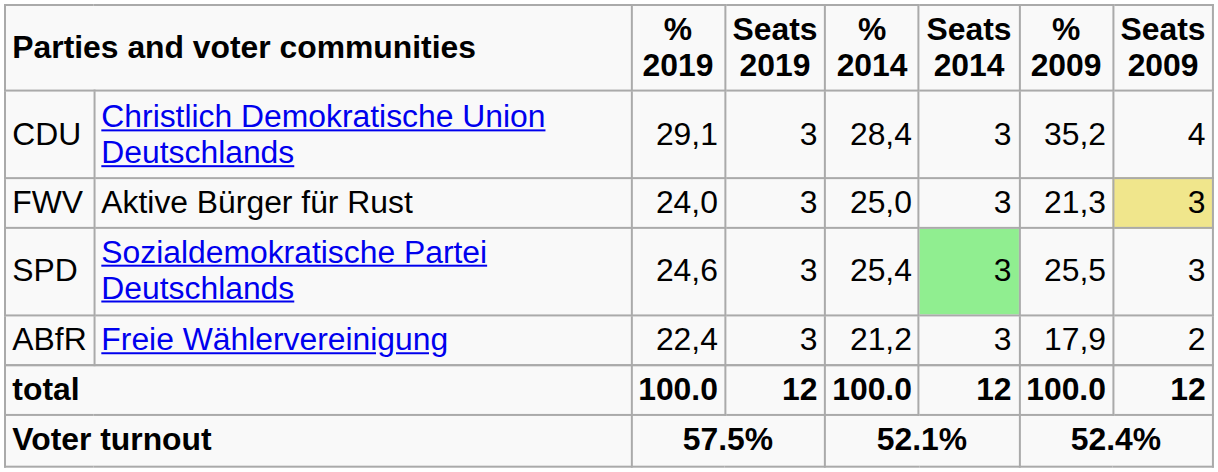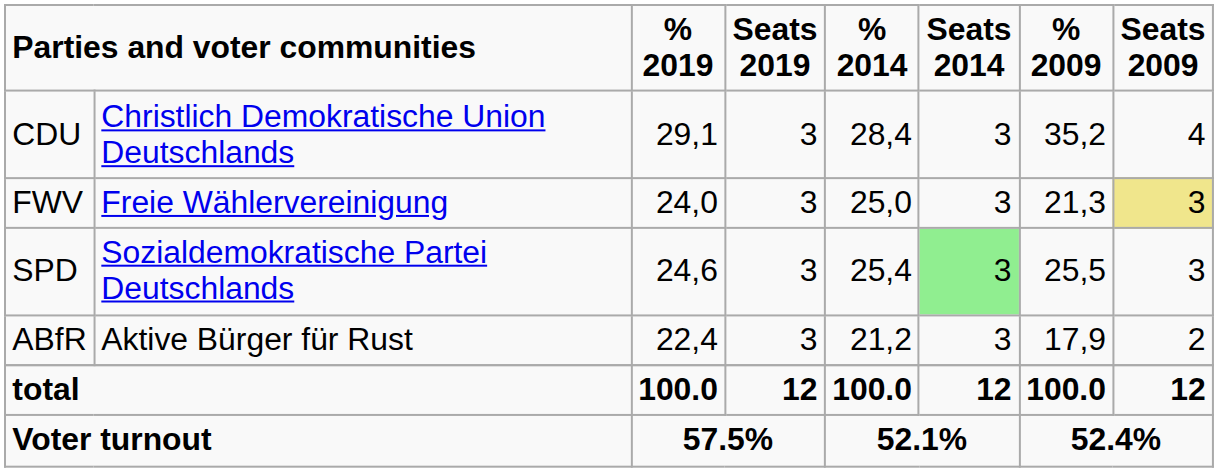(257, 202) Aktive Bürger für Rust -> (275, 202) Freie Wählervereinigung
(275, 339) Freie Wählervereinigung -> (257, 339) Aktive Bürger für Rust
